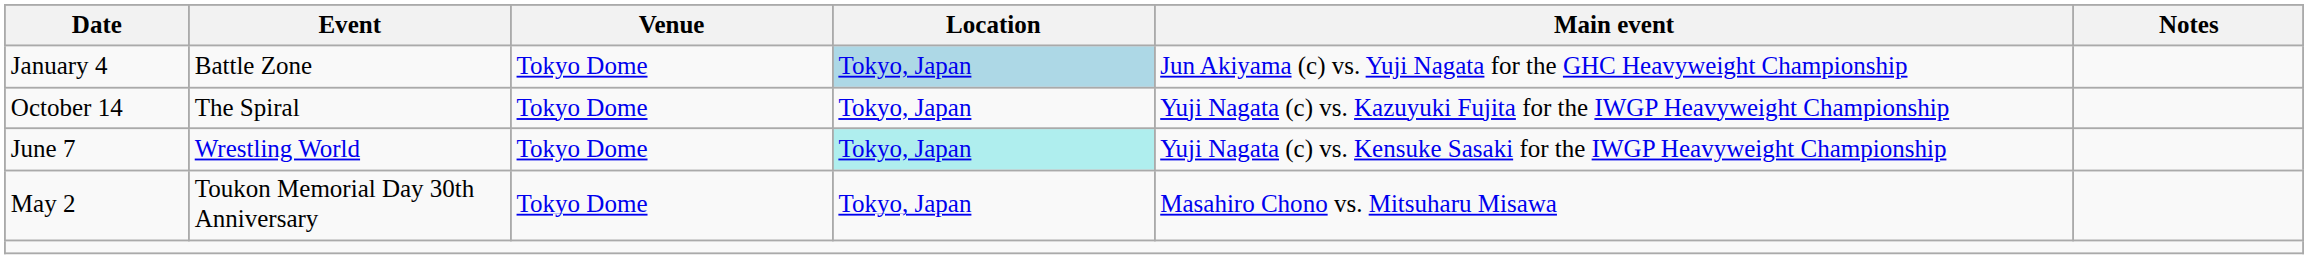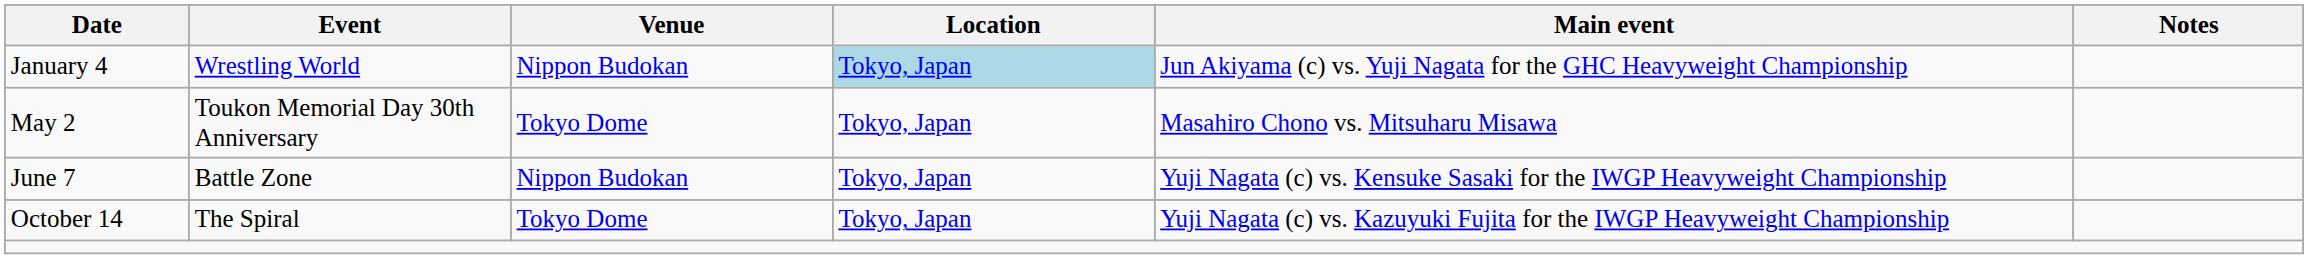(253, 66) Battle Zone -> (277, 66) Wrestling World
(582, 66) Tokyo Dome -> (602, 66) Nippon Budokan
rows swapped: (43, 204) <-> (67, 107)
(277, 148) Wrestling World -> (253, 178) Battle Zone
(582, 148) Tokyo Dome -> (602, 178) Nippon Budokan
(905, 148) paleturquoise background -> (905, 178) no background
